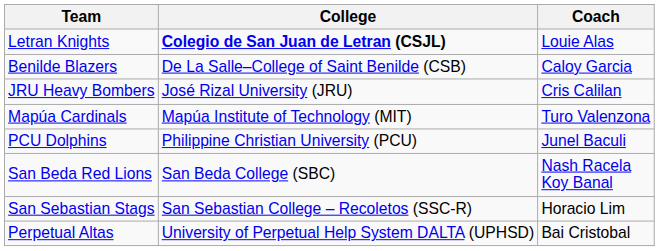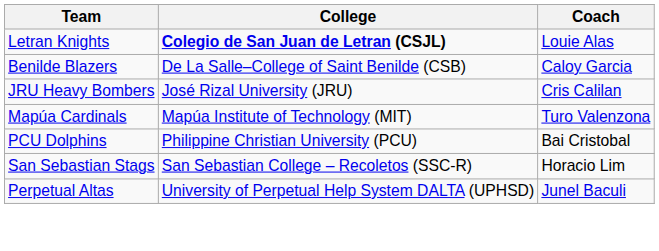(584, 141) Junel Baculi -> (586, 141) Bai Cristobal
- row: (80, 174)
(586, 233) Bai Cristobal -> (584, 191) Junel Baculi
